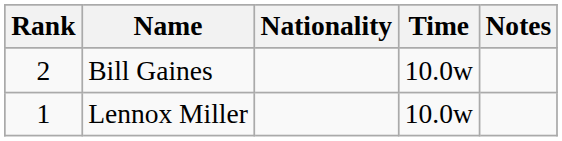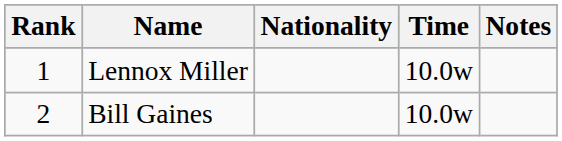rows swapped: (168, 113) <-> (150, 69)
